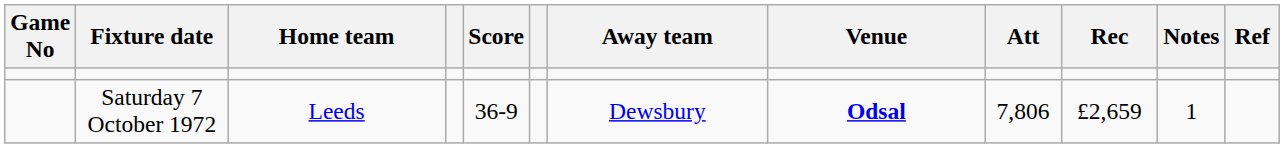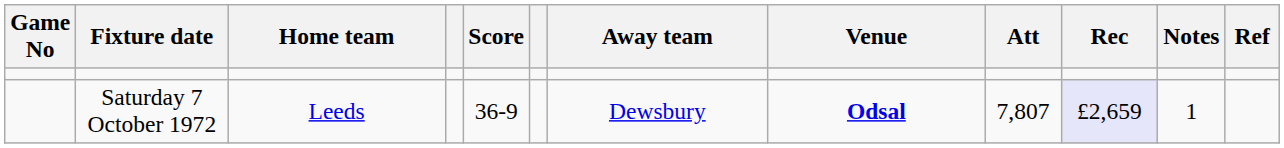(1023, 110) 7,806 -> (1023, 110) 7,807
(1109, 110) no background -> (1109, 110) lavender background
